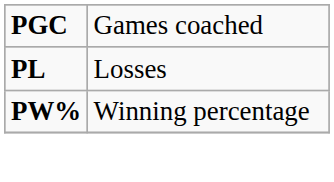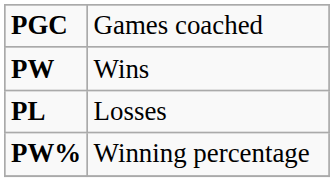+ row: (33, 68)
